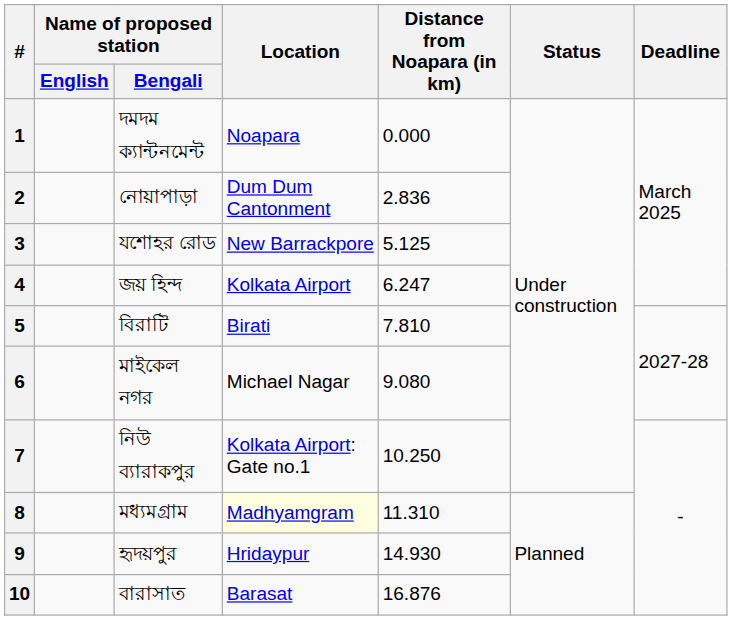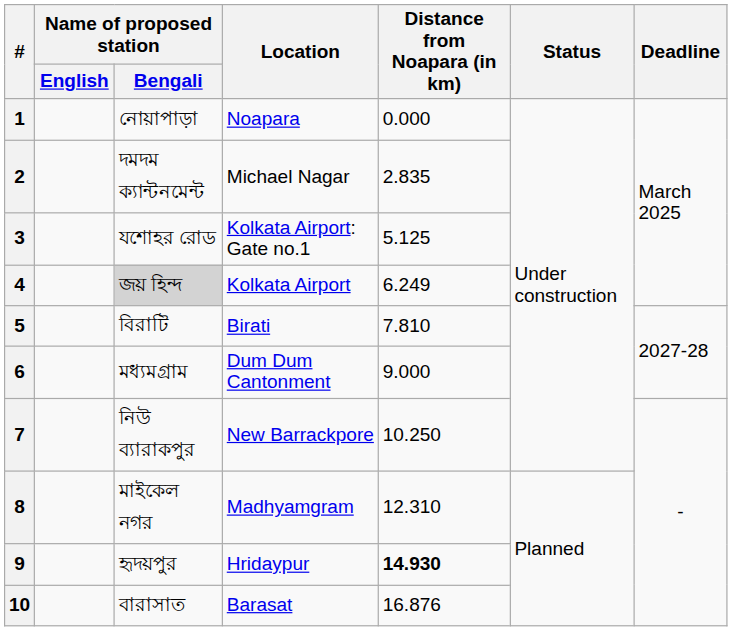(161, 134) দমদম ক্যান্টনমেন্ট -> (158, 118) নোয়াপাড়া
(158, 197) নোয়াপাড়া -> (161, 175) দমদম ক্যান্টনমেন্ট
(279, 197) Dum Dum Cantonment -> (288, 176) Michael Nagar
(407, 197) 2.836 -> (407, 176) 2.835
(300, 244) New Barrackpore -> (291, 238) Kolkata Airport: Gate no.1
(150, 284) no background -> (150, 284) lightgrey background
(407, 284) 6.247 -> (407, 284) 6.249
(149, 382) মাইকেল নগর -> (153, 371) মধ্যমগ্রাম
(288, 382) Michael Nagar -> (279, 372) Dum Dum Cantonment
(407, 382) 9.080 -> (407, 372) 9.000
(291, 455) Kolkata Airport: Gate no.1 -> (300, 434) New Barrackpore
(153, 512) মধ্যমগ্রাম -> (149, 506) মাইকেল নগর
(290, 512) lightyellow background -> (290, 507) no background
(411, 512) 11.310 -> (412, 507) 12.310
(412, 553) normal -> (412, 564) bold
